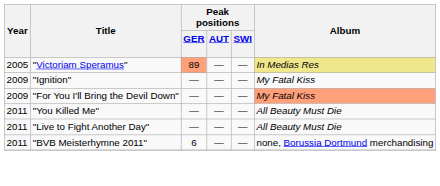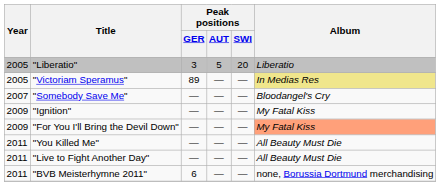+ row: (55, 65)
(194, 65) lightsalmon background -> (194, 80) no background
+ row: (80, 96)
